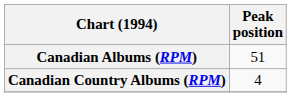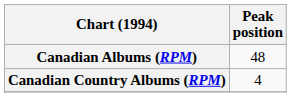(258, 56) 51 -> (258, 56) 48
